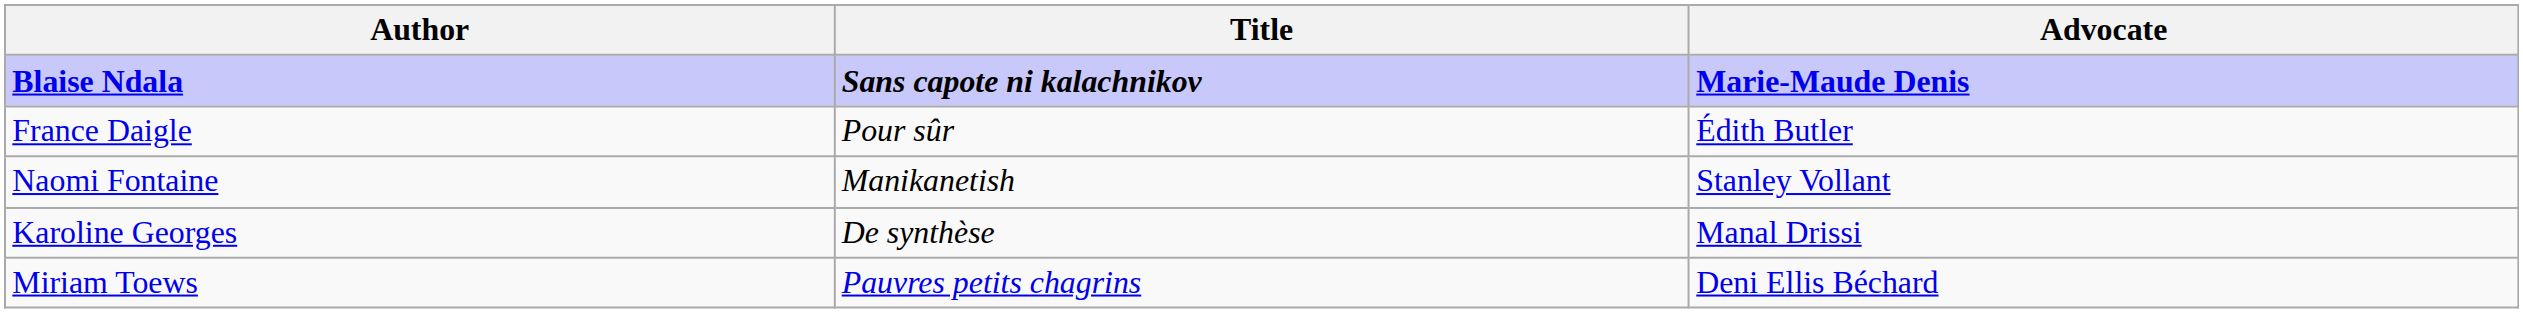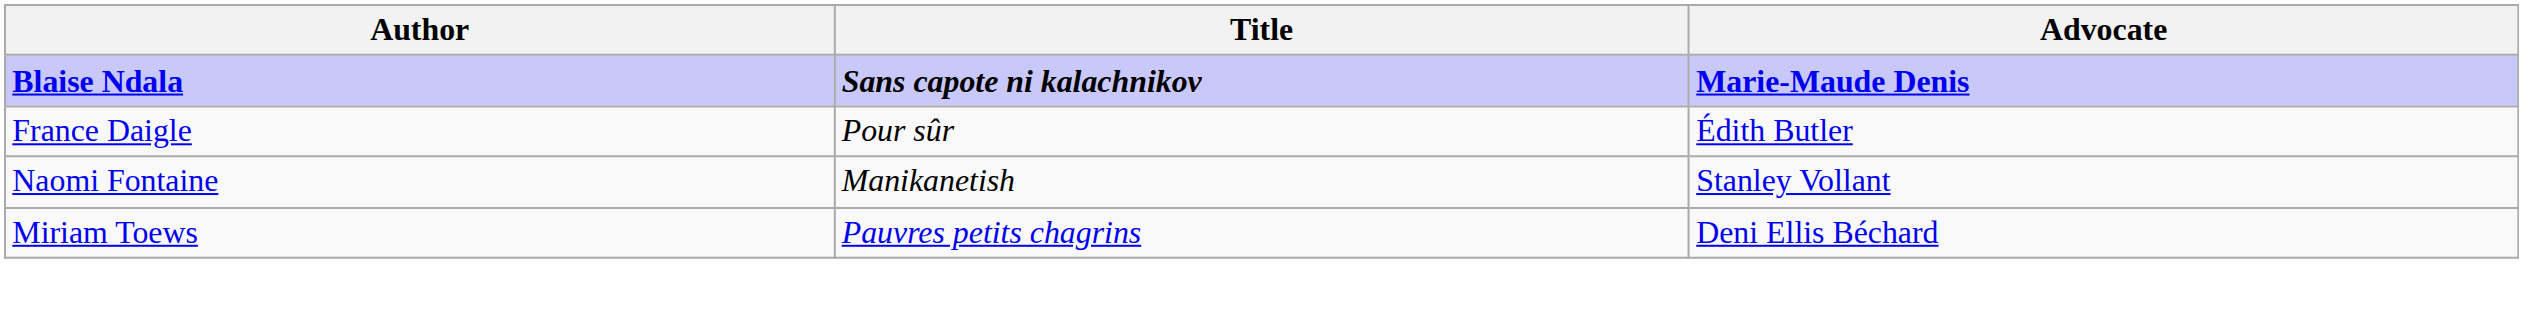- row: (125, 231)
